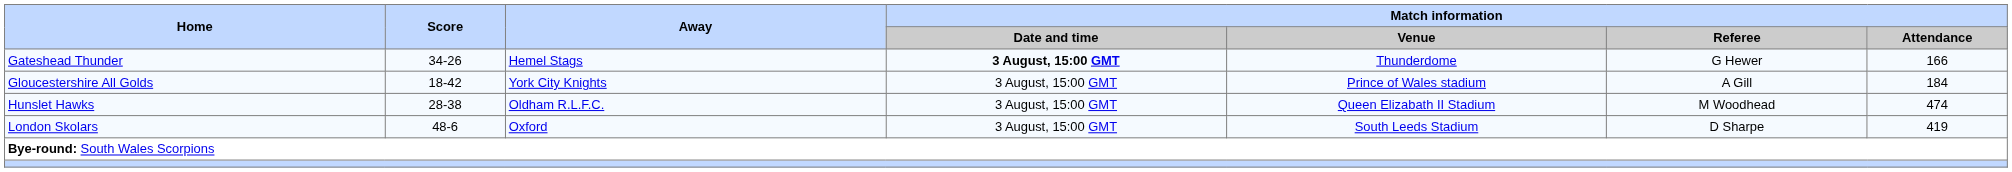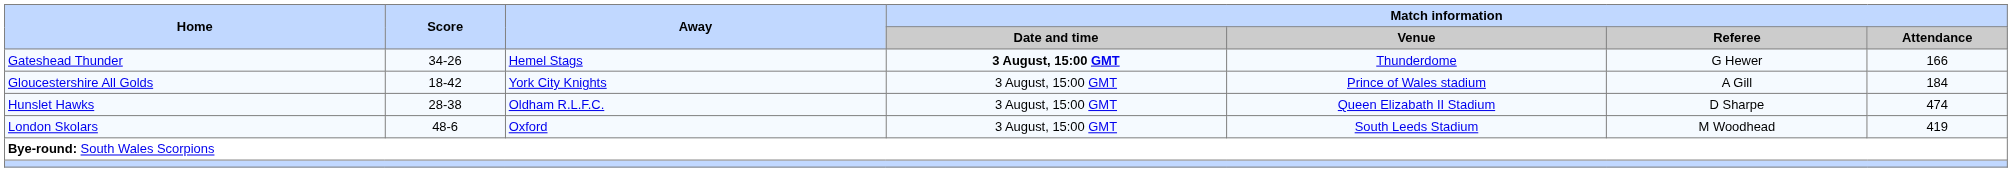(1737, 104) M Woodhead -> (1737, 104) D Sharpe
(1737, 127) D Sharpe -> (1737, 127) M Woodhead
